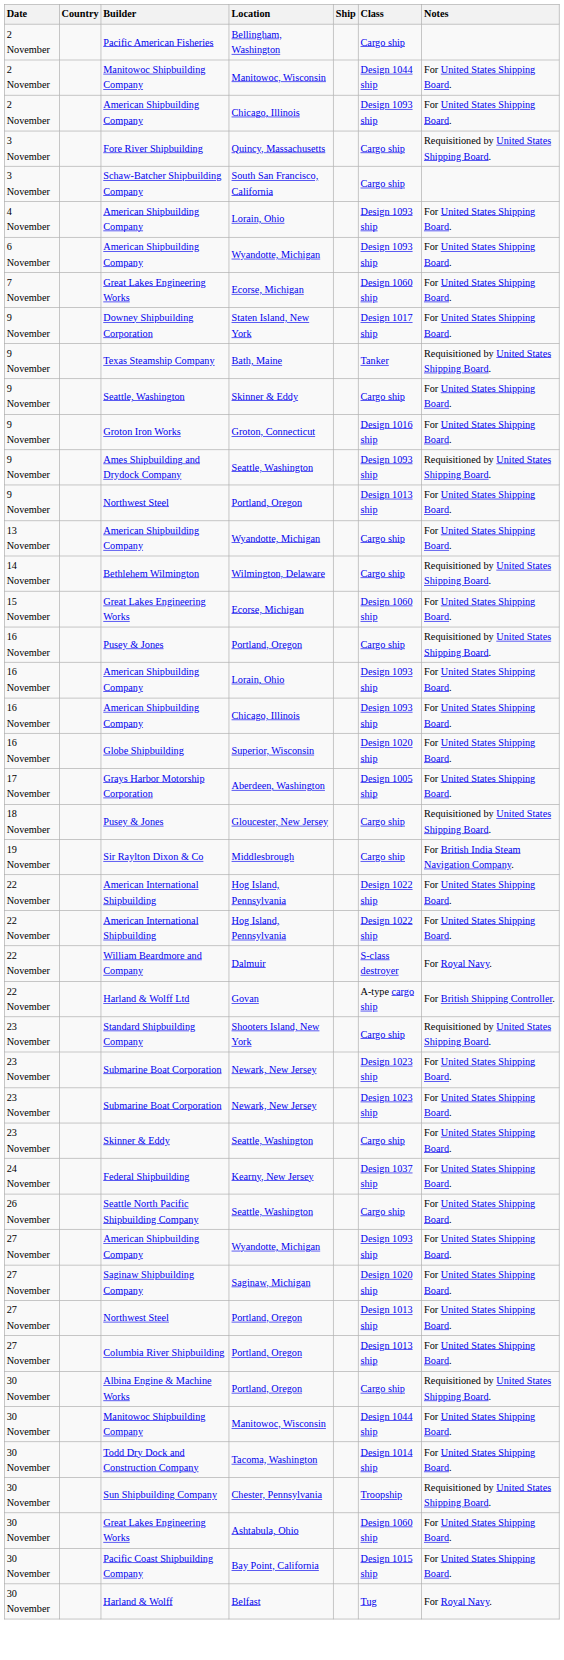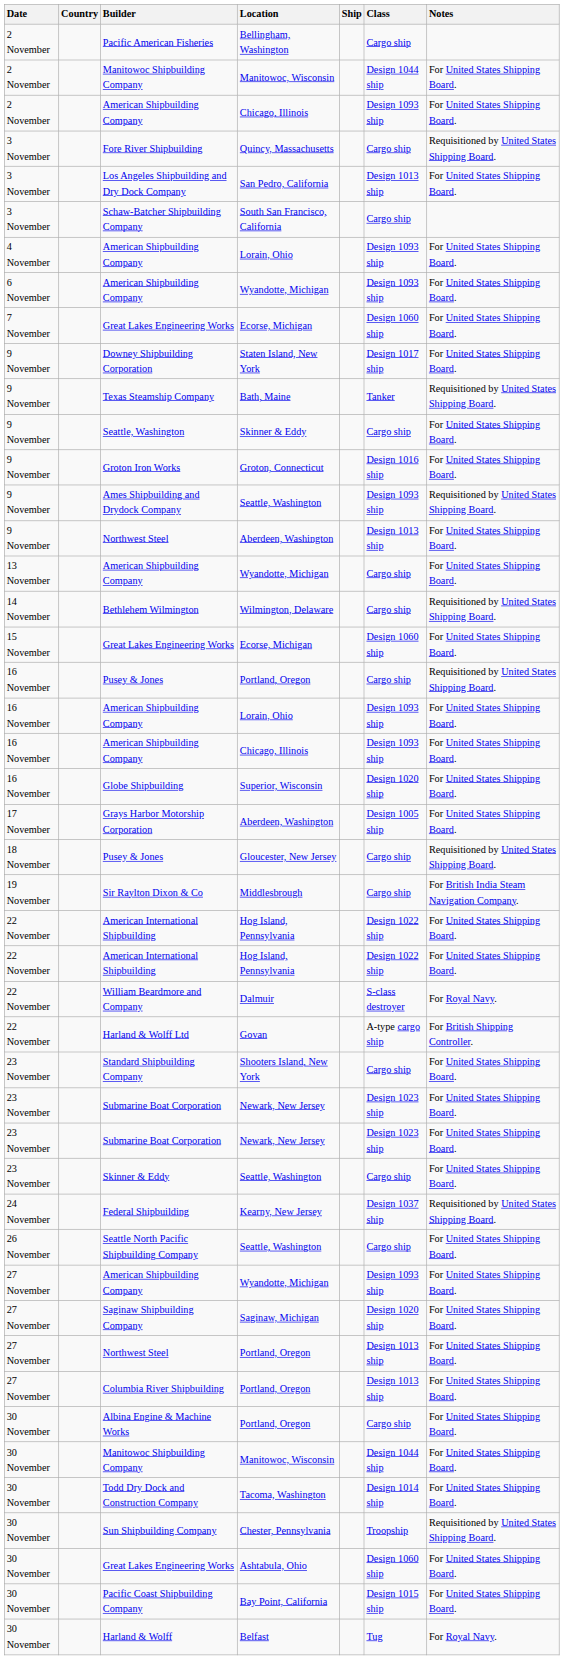+ row: (28, 184)
(267, 503) Portland, Oregon -> (287, 538) Aberdeen, Washington
(488, 1034) Requisitioned by United States Shipping Board. -> (484, 1070) For United States Shipping Board.
(480, 1176) For United States Shipping Board. -> (492, 1211) Requisitioned by United States Shipping Board.
(488, 1389) Requisitioned by United States Shipping Board. -> (484, 1424) For United States Shipping Board.
